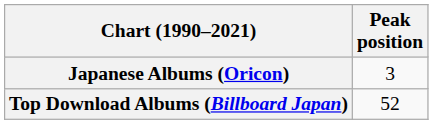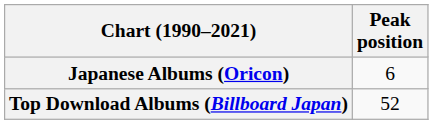(390, 72) 3 -> (390, 72) 6
